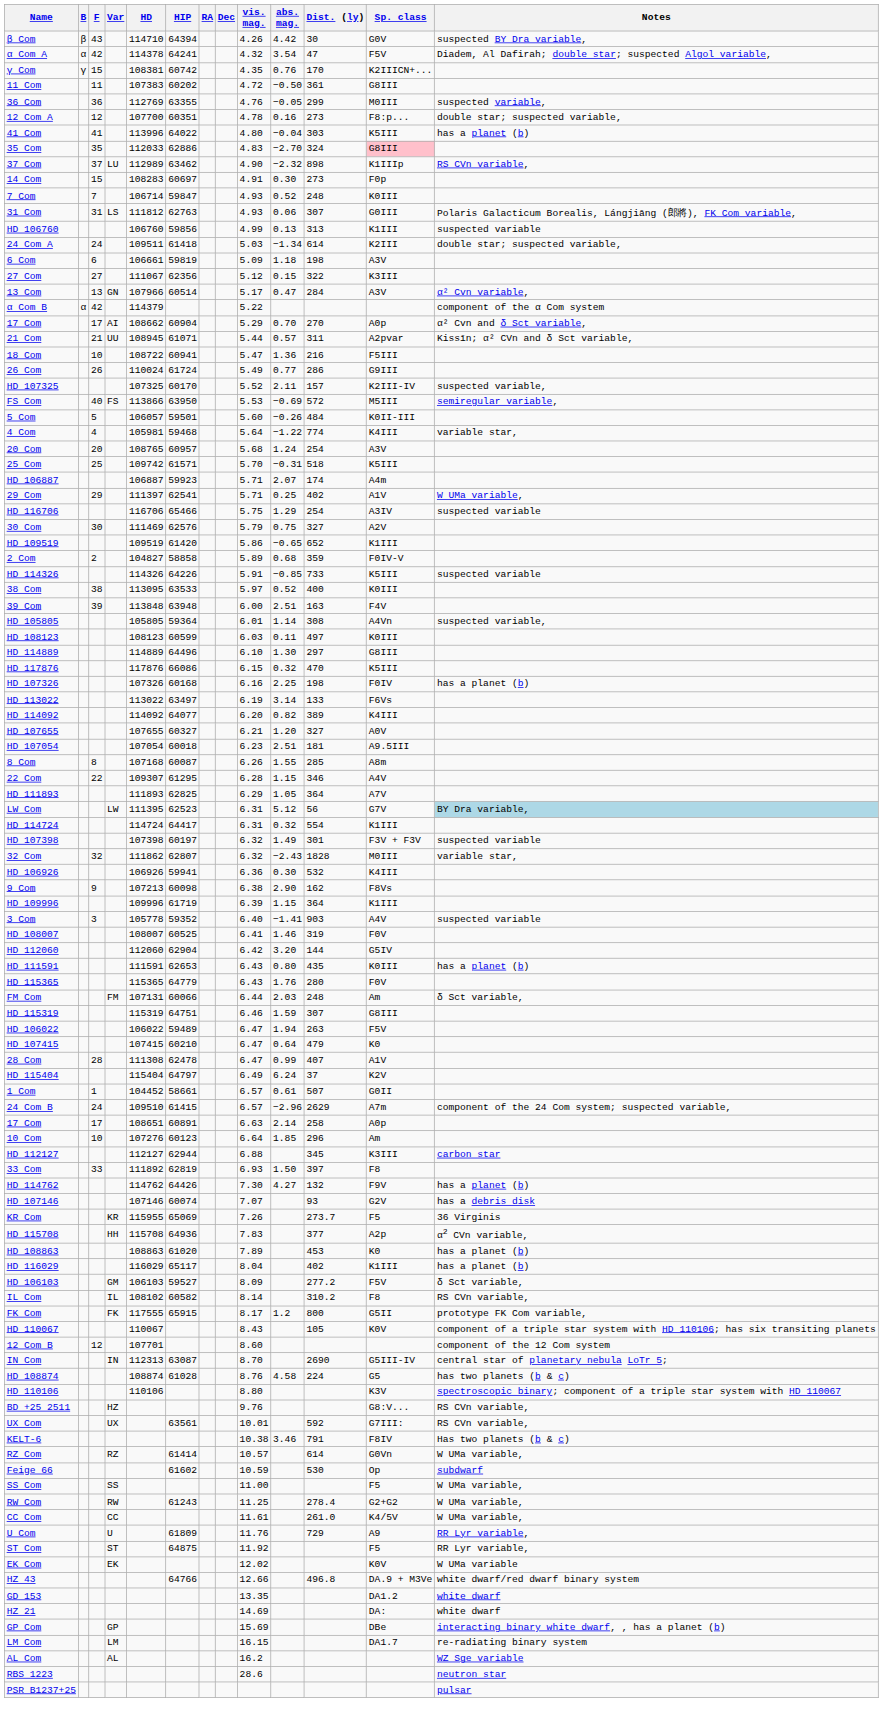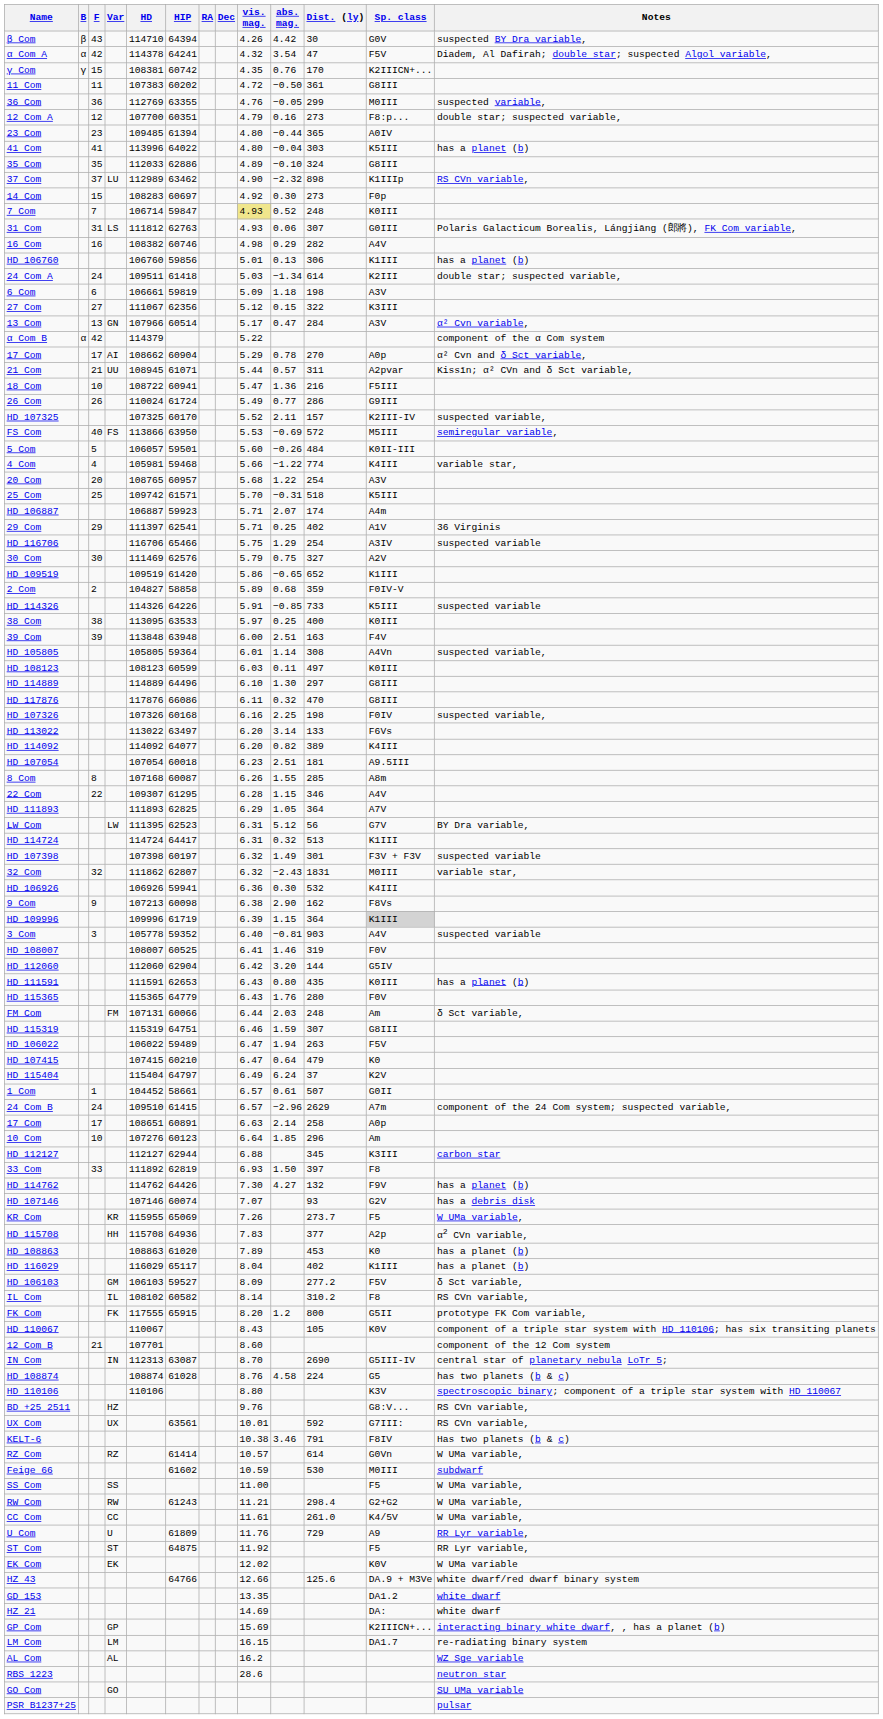(251, 117) 4.78 -> (251, 117) 4.79
+ row: (24, 133)
(251, 149) 4.83 -> (251, 164) 4.89
(287, 149) −2.70 -> (287, 164) −0.10
(383, 149) pink background -> (383, 164) no background
(251, 180) 4.91 -> (251, 196) 4.92
(251, 196) no background -> (251, 211) khaki background
+ row: (24, 245)
(251, 229) 4.99 -> (251, 261) 5.01
(315, 229) 313 -> (315, 261) 306
(489, 229) suspected variable -> (483, 261) has a planet (b)
(285, 323) 0.70 -> (285, 355) 0.78
(251, 433) 5.64 -> (251, 465) 5.66
(285, 449) 1.24 -> (285, 480) 1.22
(480, 496) W UMa variable, -> (469, 527) 36 Virginis
(285, 590) 0.52 -> (285, 621) 0.25
(251, 668) 6.15 -> (251, 700) 6.11
(383, 668) K5III -> (383, 700) G8III
(483, 684) has a planet (b) -> (492, 715) suspected variable,
(251, 700) 6.19 -> (251, 731) 6.20
- row: (33, 731)
(483, 809) lightblue background -> (483, 825) no background
(315, 825) 554 -> (315, 841) 513
(318, 857) 1828 -> (318, 872) 1831
(383, 904) no background -> (383, 919) lightgrey background
(287, 919) −1.41 -> (287, 935) −0.81
- row: (24, 1060)
(469, 1217) 36 Virginis -> (480, 1217) W UMa variable,
(251, 1314) 8.17 -> (251, 1314) 8.20
(97, 1345) 12 -> (97, 1345) 21
(375, 1470) Op -> (383, 1470) M0III
(254, 1502) 11.25 -> (254, 1502) 11.21
(321, 1502) 278.4 -> (321, 1502) 298.4
(321, 1580) 496.8 -> (321, 1580) 125.6
(378, 1627) DBe -> (401, 1627) K2IIICN+...
+ row: (24, 1690)
